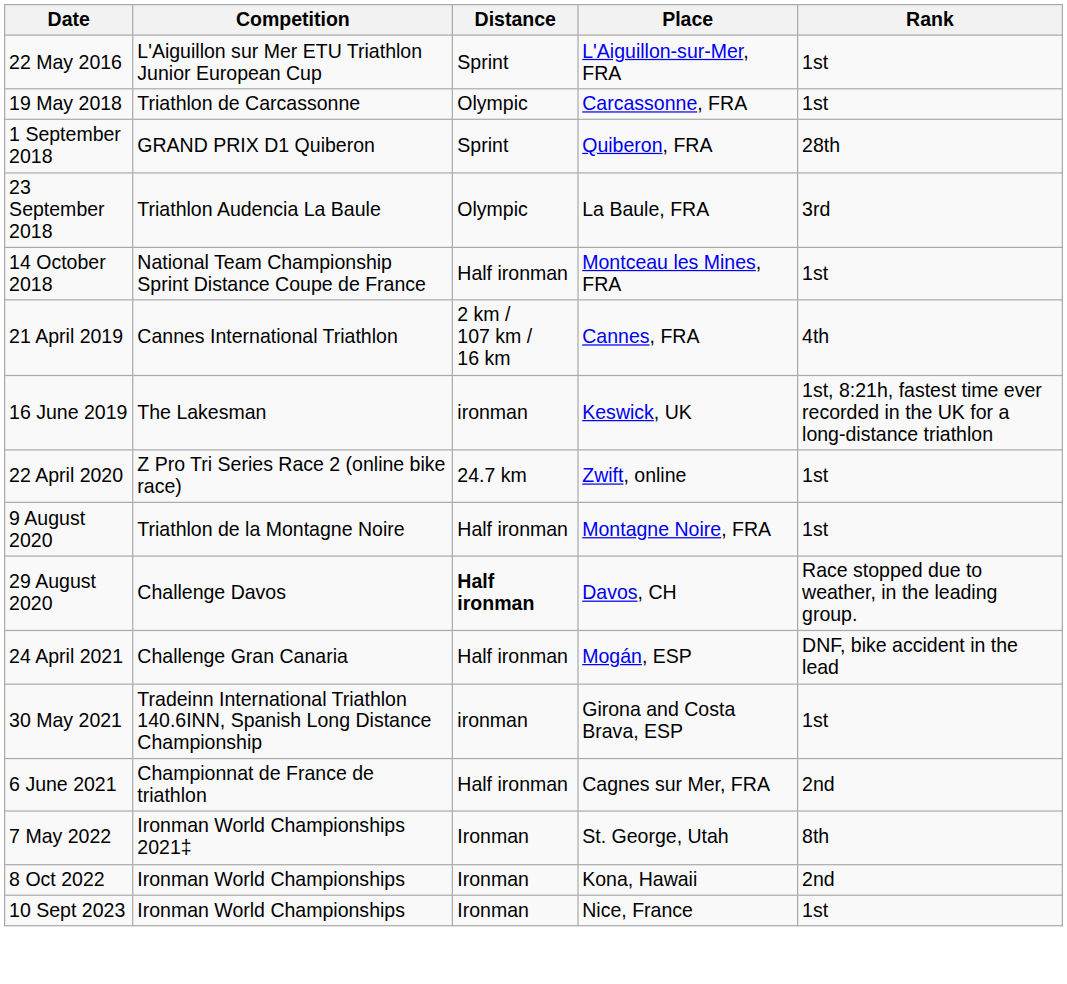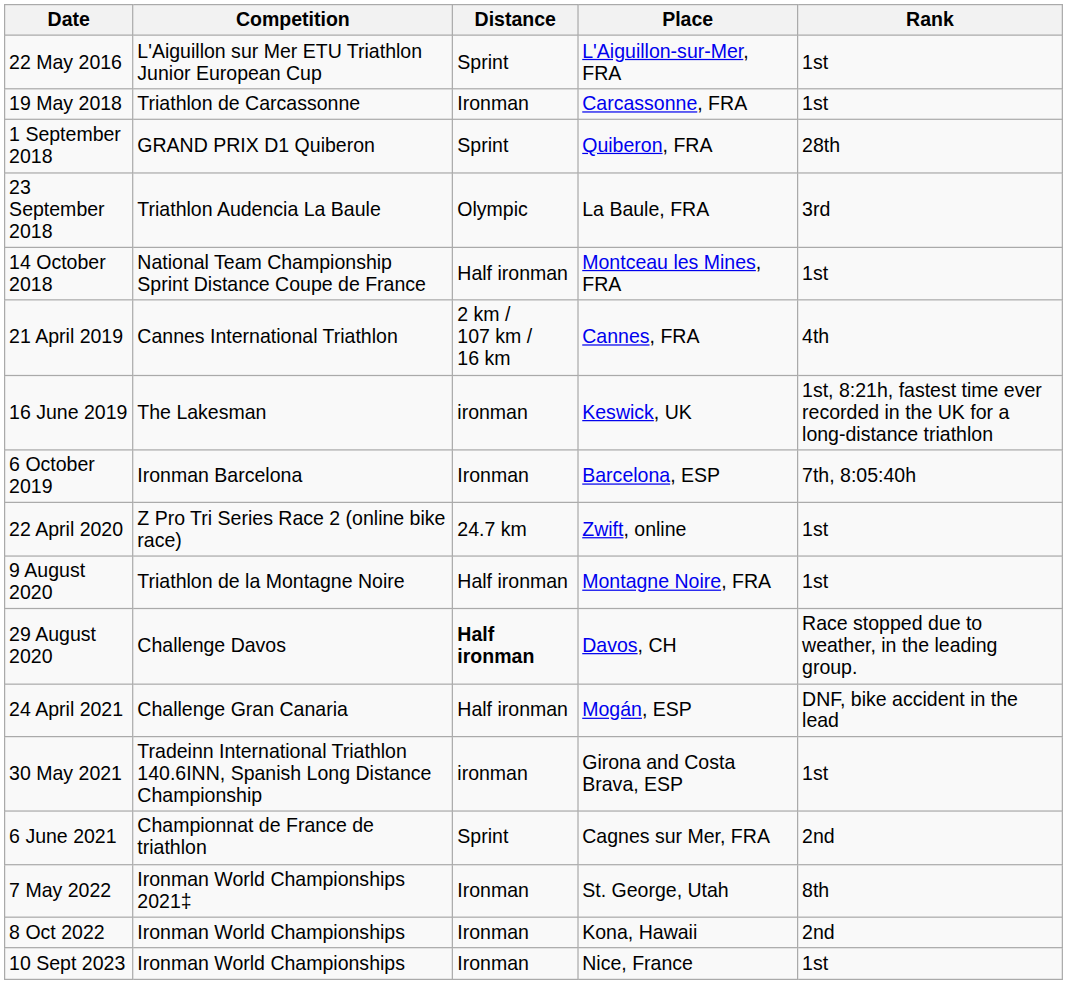(493, 103) Olympic -> (493, 103) Ironman
+ row: (52, 476)
(513, 784) Half ironman -> (483, 837) Sprint
